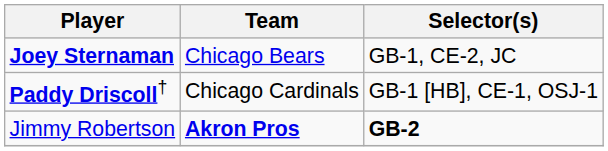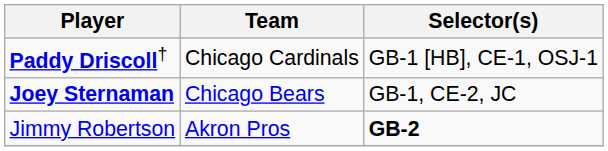rows swapped: (88, 91) <-> (92, 55)
(242, 128) bold -> (238, 128) normal
